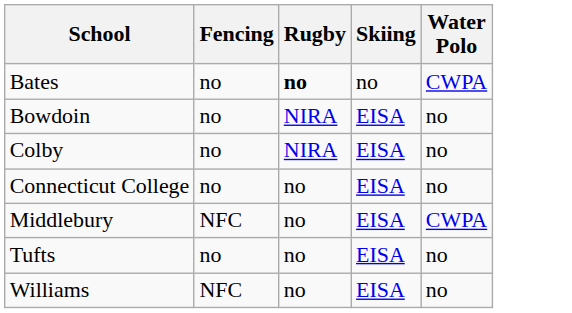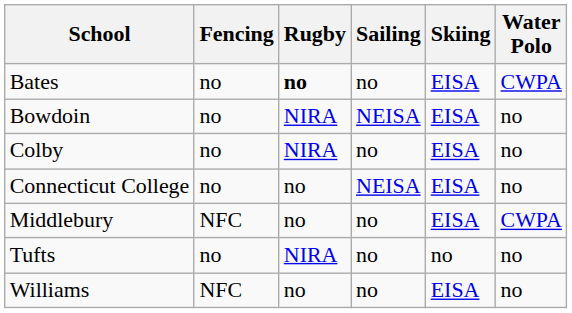+ column: (388, 34)
(367, 81) no -> (455, 81) EISA
(295, 255) no -> (311, 255) NIRA
(380, 255) EISA -> (442, 255) no
